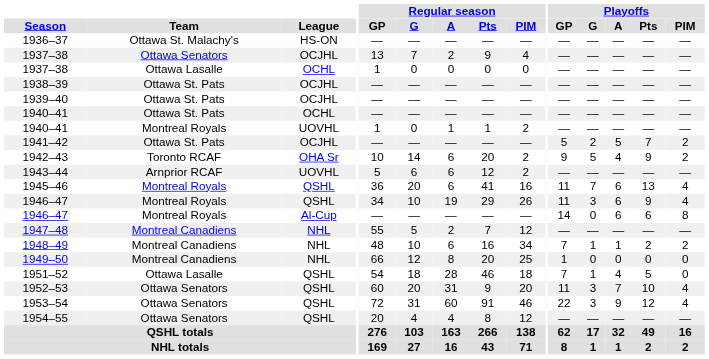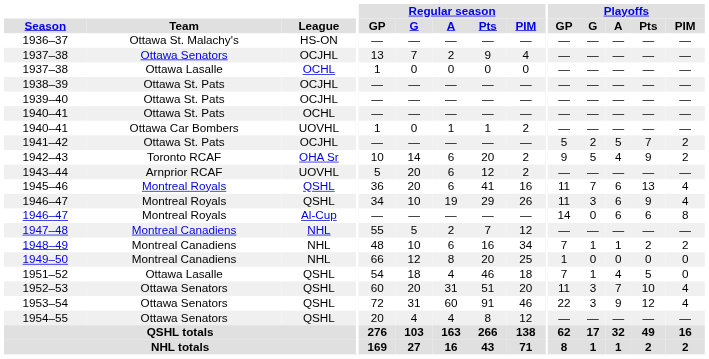(184, 128) Montreal Royals -> (184, 128) Ottawa Car Bombers
(414, 172) 6 -> (414, 172) 20
(451, 274) 28 -> (451, 274) 4
(488, 288) 9 -> (488, 288) 51
